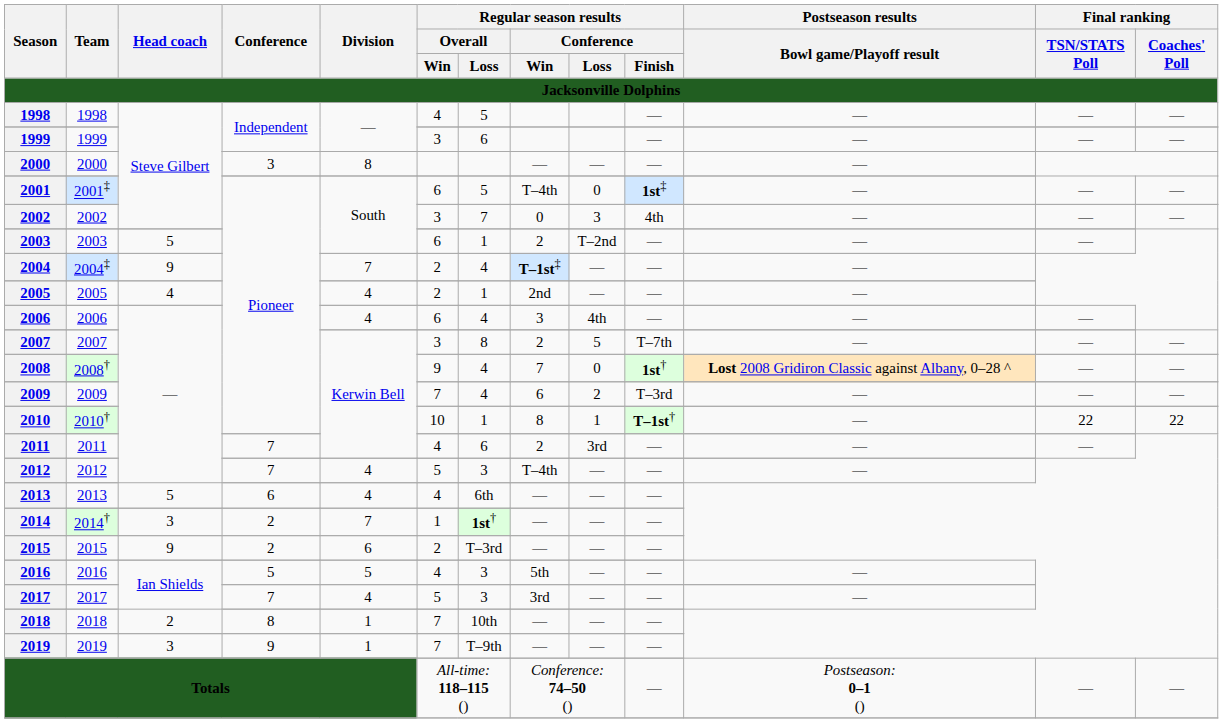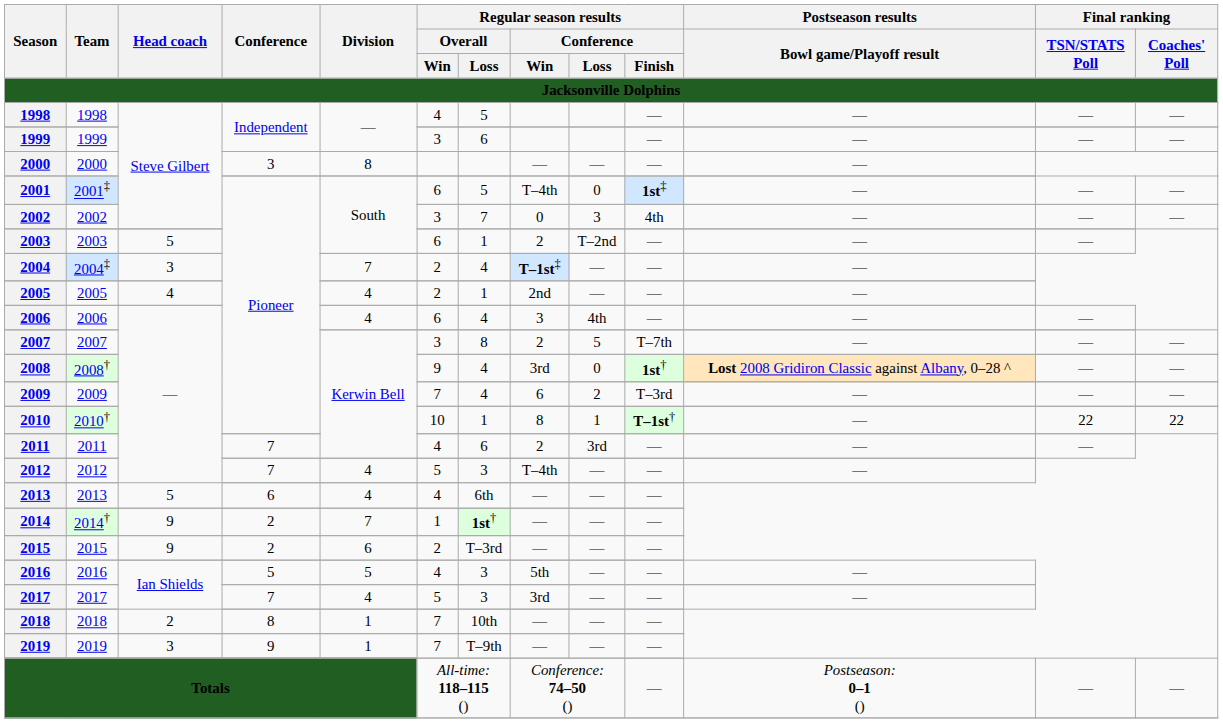(170, 267) 9 -> (170, 267) 3
(540, 368) 7 -> (540, 368) 3rd
(170, 521) 3 -> (170, 521) 9
